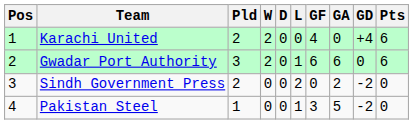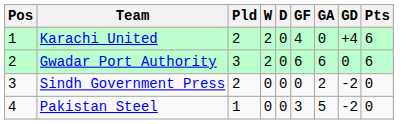- column: (298, 16)
